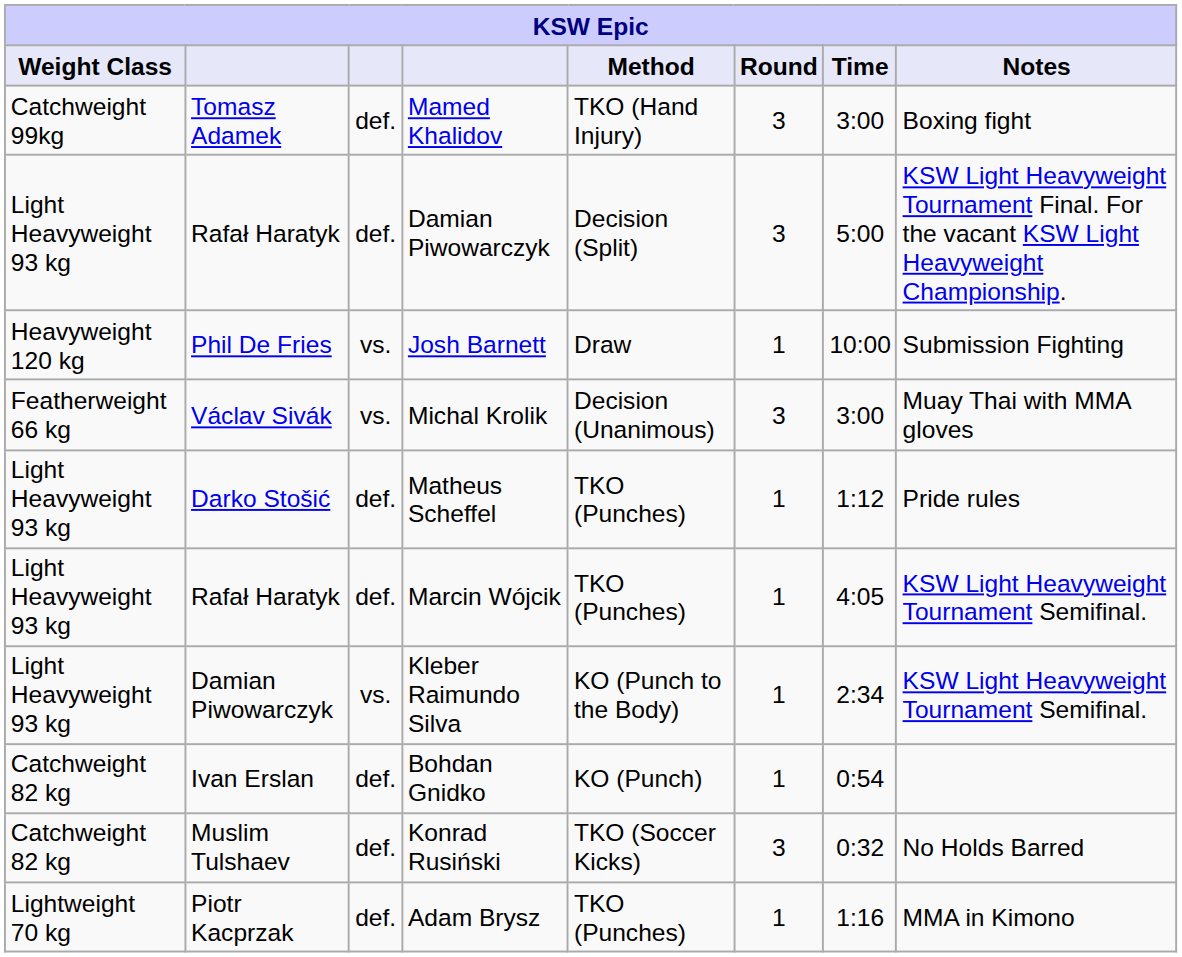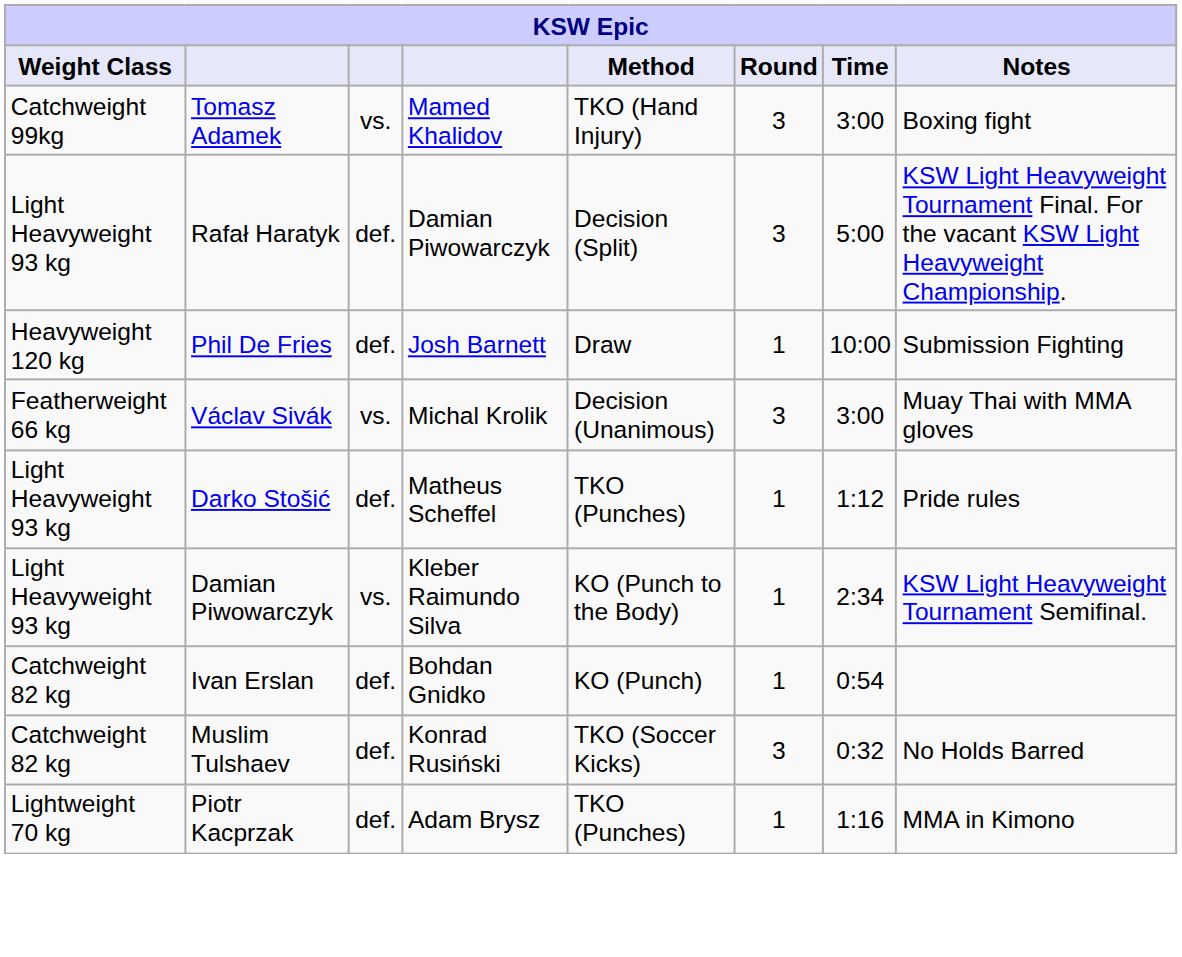(376, 120) def. -> (376, 120) vs.
(376, 345) vs. -> (376, 345) def.
- row: (484, 597)
